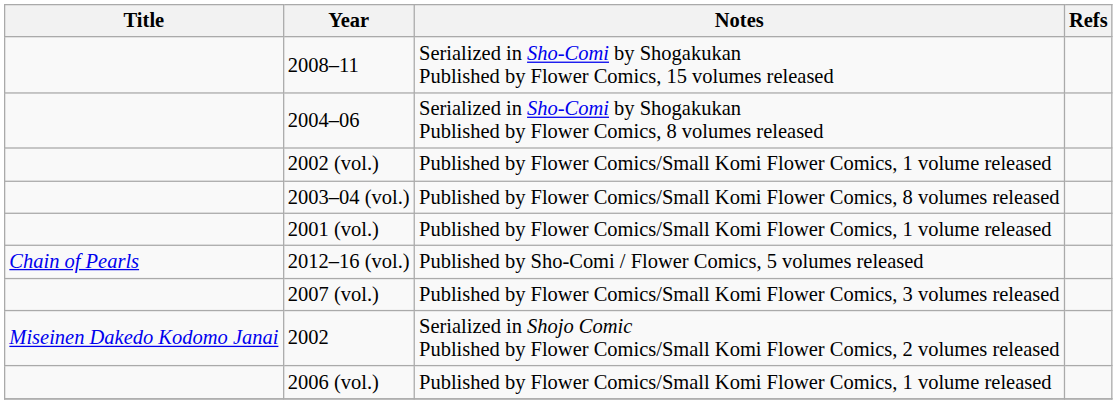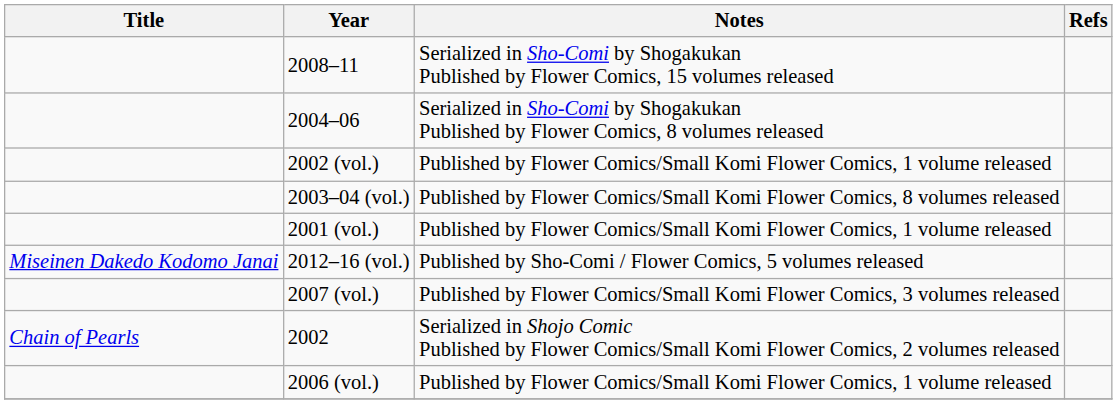(74, 261) Chain of Pearls -> (144, 261) Miseinen Dakedo Kodomo Janai
(144, 338) Miseinen Dakedo Kodomo Janai -> (74, 338) Chain of Pearls
